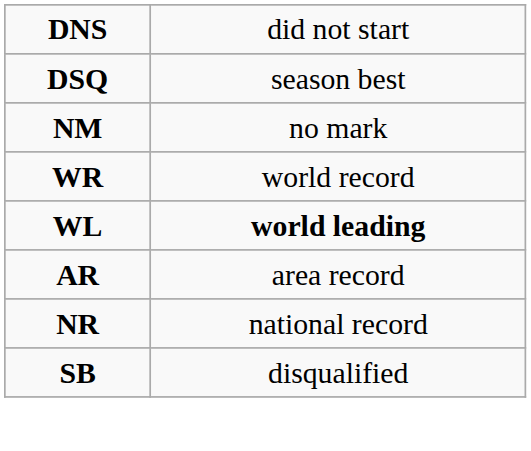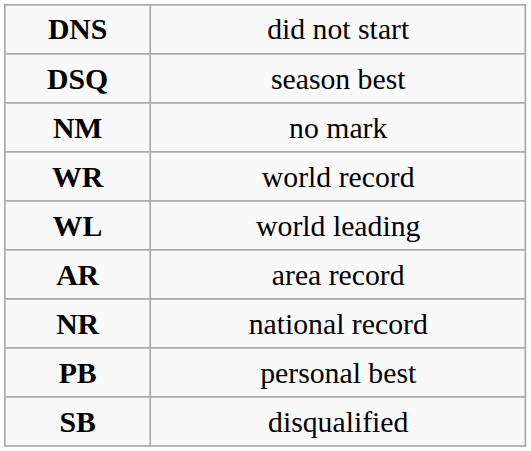(338, 224) bold -> (338, 224) normal
+ row: (78, 372)
